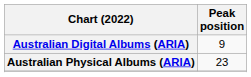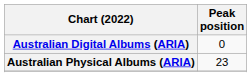(222, 44) 9 -> (222, 44) 0
